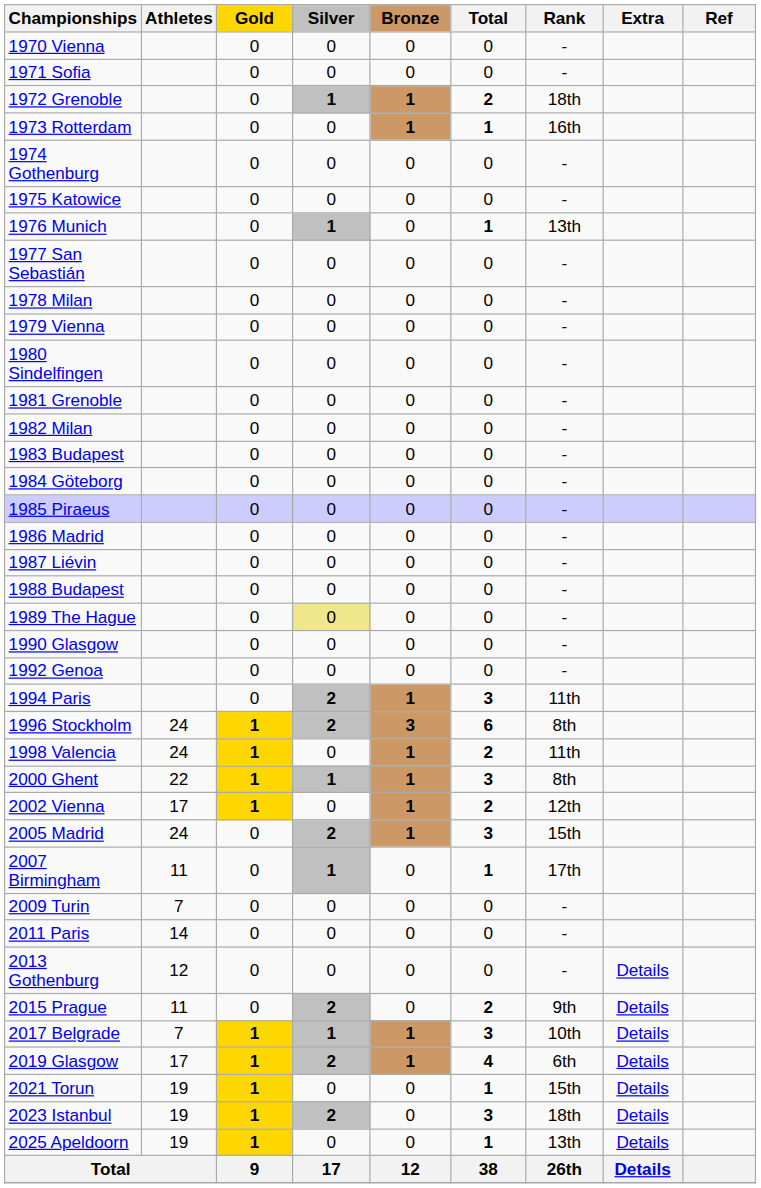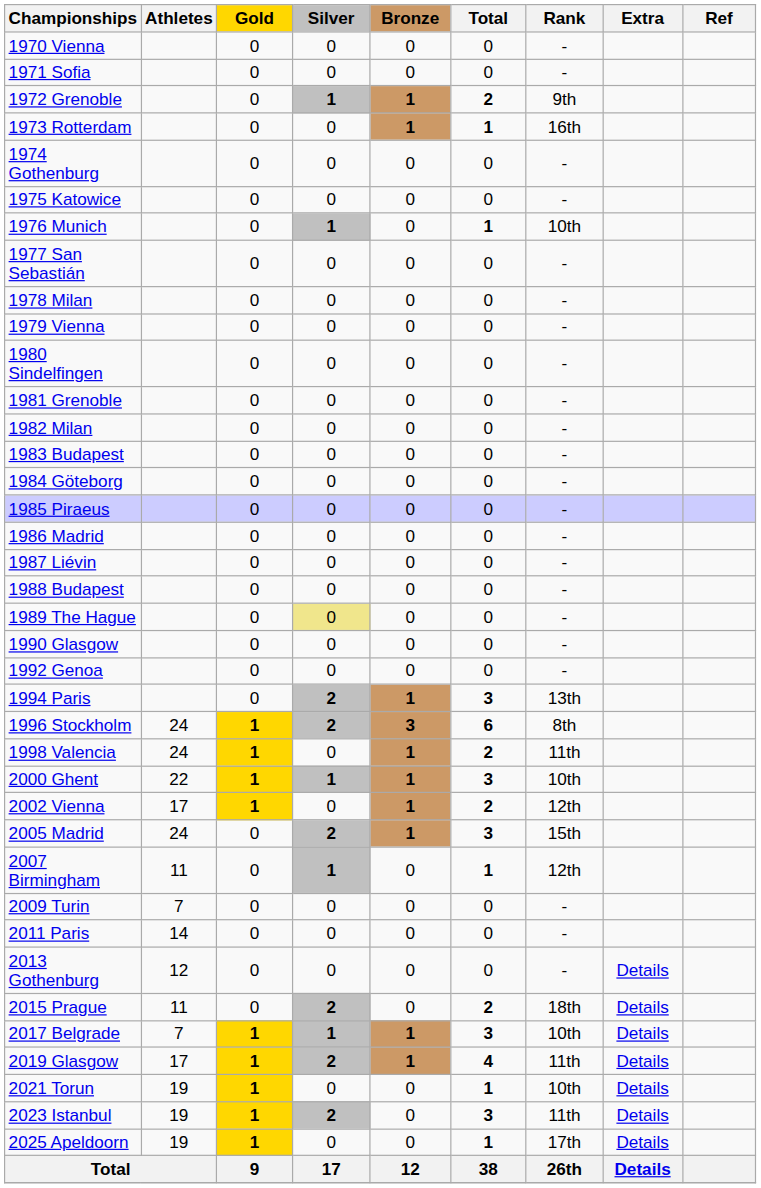(564, 100) 18th -> (564, 100) 9th
(564, 227) 13th -> (564, 227) 10th
(564, 698) 11th -> (564, 698) 13th
(564, 780) 8th -> (564, 780) 10th
(564, 870) 17th -> (564, 870) 12th
(564, 1007) 9th -> (564, 1007) 18th
(564, 1061) 6th -> (564, 1061) 11th
(564, 1088) 15th -> (564, 1088) 10th
(564, 1115) 18th -> (564, 1115) 11th
(564, 1142) 13th -> (564, 1142) 17th
